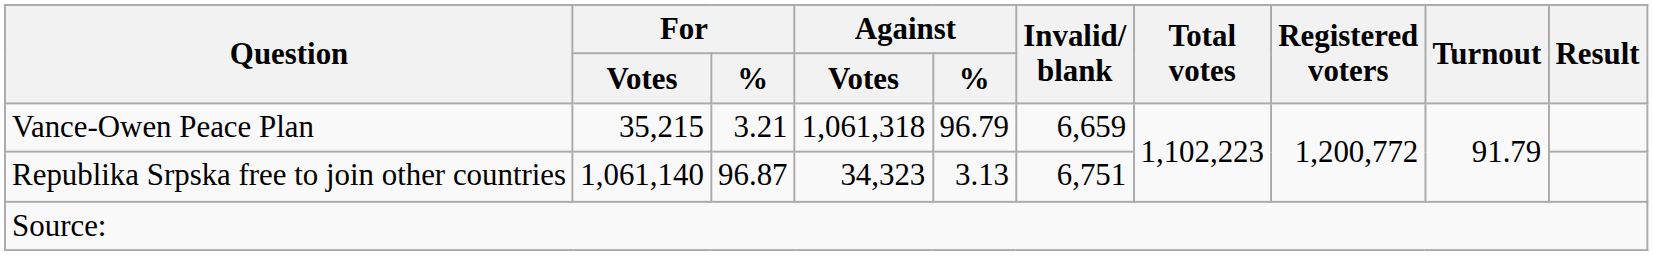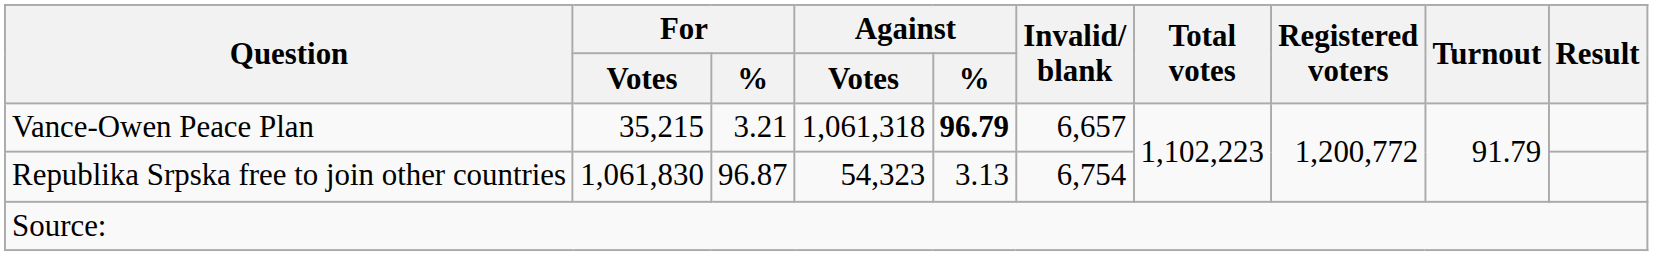(974, 126) normal -> (974, 126) bold
(1091, 126) 6,659 -> (1091, 126) 6,657
(642, 175) 1,061,140 -> (642, 175) 1,061,830
(883, 175) 34,323 -> (883, 175) 54,323
(1091, 175) 6,751 -> (1091, 175) 6,754
